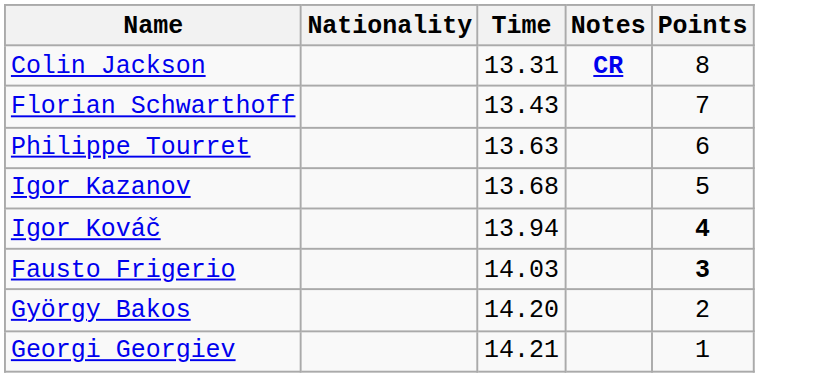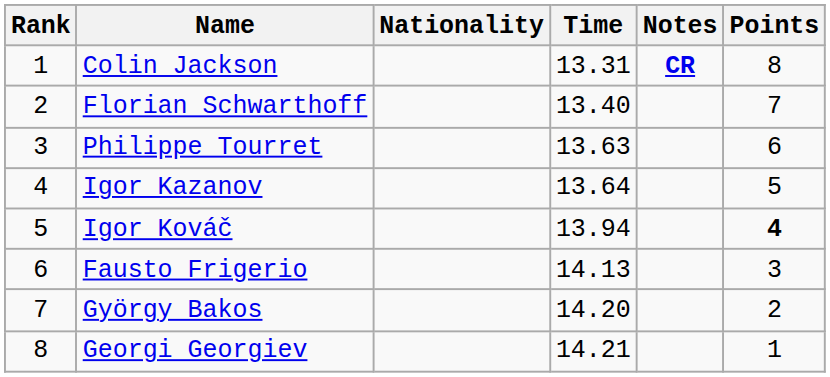+ column: (41, 25)
(522, 107) 13.43 -> (593, 107) 13.40
(522, 188) 13.68 -> (593, 188) 13.64
(522, 269) 14.03 -> (593, 269) 14.13
(703, 269) bold -> (774, 269) normal
